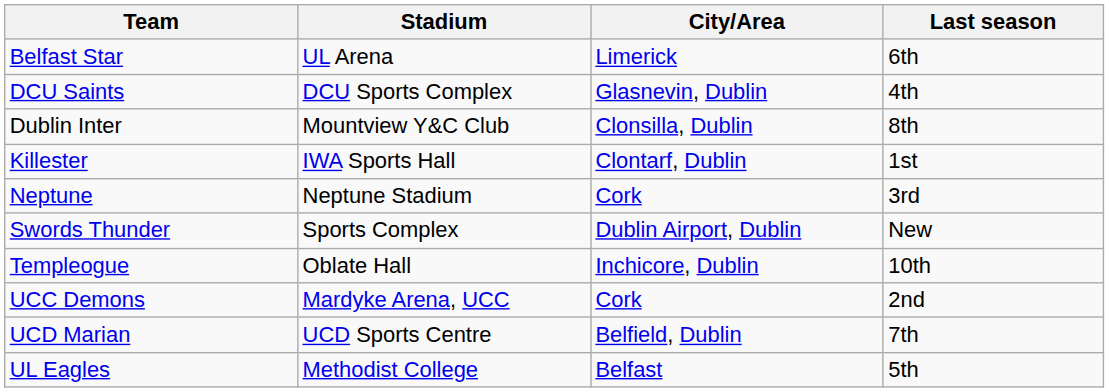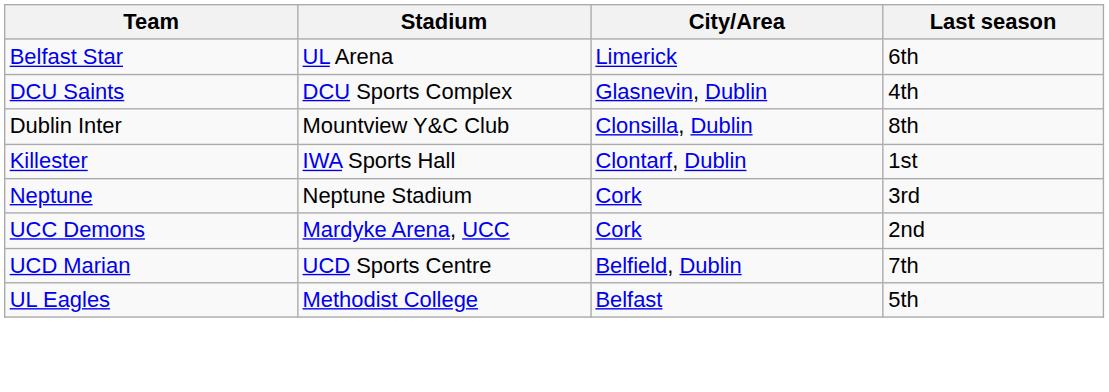- row: (90, 230)
- row: (69, 265)
